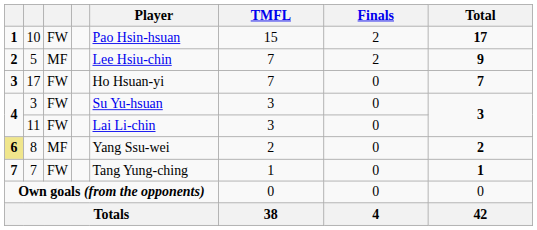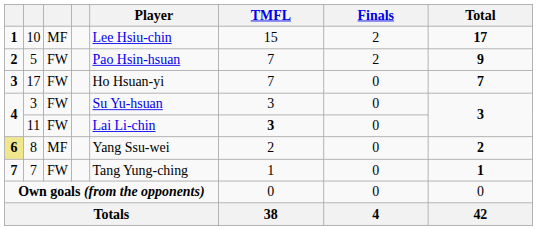(57, 37) FW -> (57, 37) MF
(136, 37) Pao Hsin-hsuan -> (132, 37) Lee Hsiu-chin
(57, 59) MF -> (57, 59) FW
(132, 59) Lee Hsiu-chin -> (136, 59) Pao Hsin-hsuan
(271, 125) normal -> (271, 125) bold
